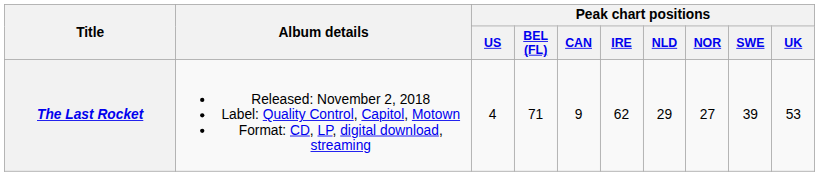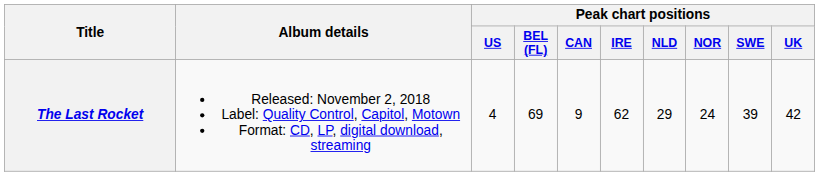(536, 115) 71 -> (536, 115) 69
(707, 115) 27 -> (707, 115) 24
(793, 115) 53 -> (793, 115) 42
